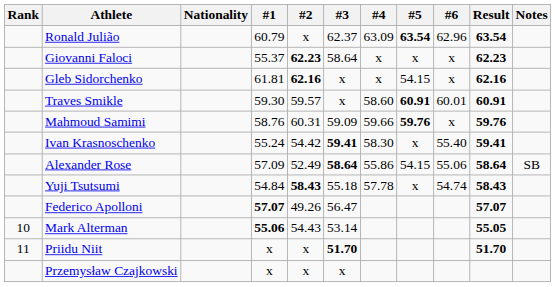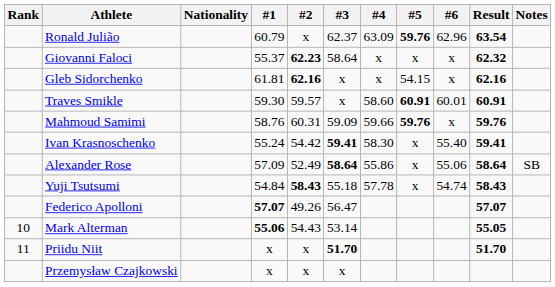(415, 36) 63.54 -> (415, 36) 59.76
(491, 57) 62.23 -> (491, 57) 62.32
(415, 164) 54.15 -> (415, 164) x
